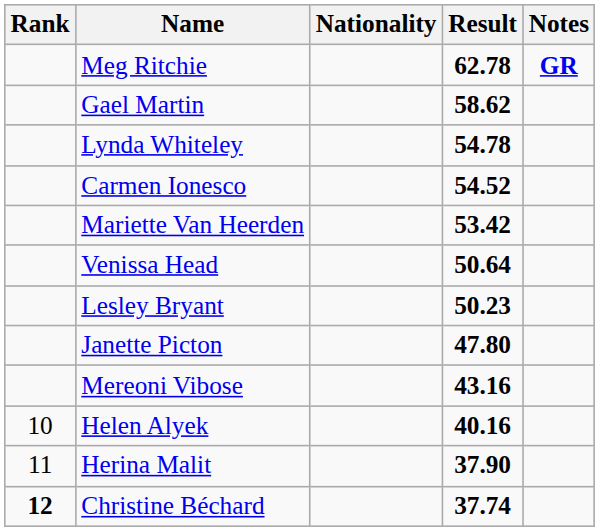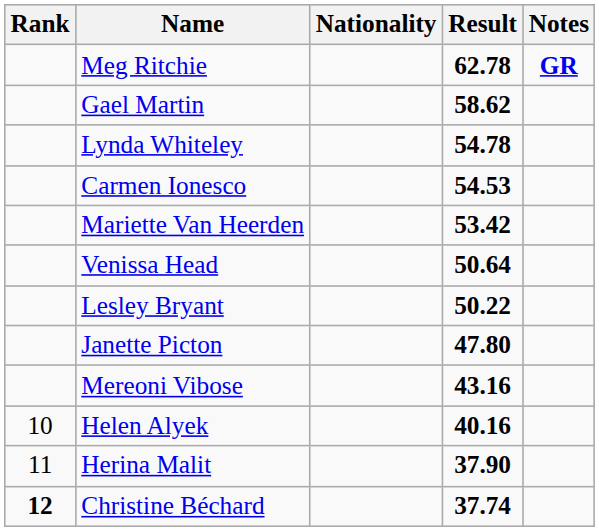(483, 184) 54.52 -> (483, 184) 54.53
(483, 305) 50.23 -> (483, 305) 50.22
